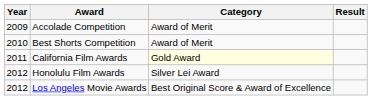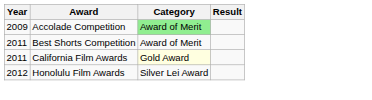(182, 27) no background -> (171, 27) lightgreen background
(17, 42) 2010 -> (17, 42) 2011
- row: (89, 88)
